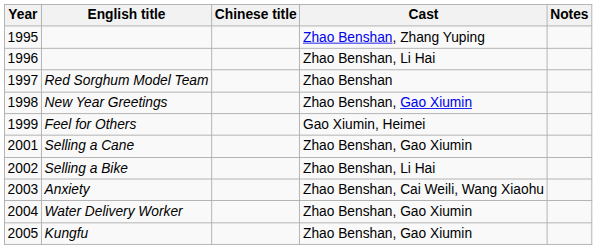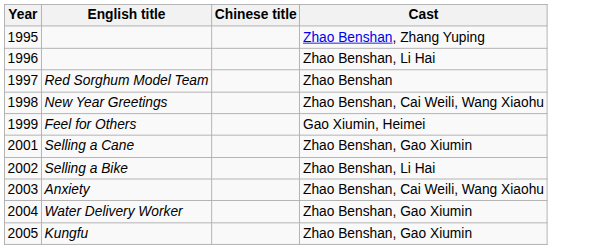- column: (569, 15)
(388, 102) Zhao Benshan, Gao Xiumin -> (423, 102) Zhao Benshan, Cai Weili, Wang Xiaohu
